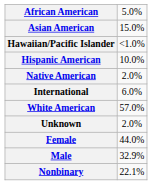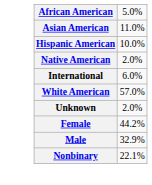(132, 28) 15.0% -> (132, 28) 11.0%
- row: (61, 44)
(132, 140) 44.0% -> (132, 124) 44.2%
